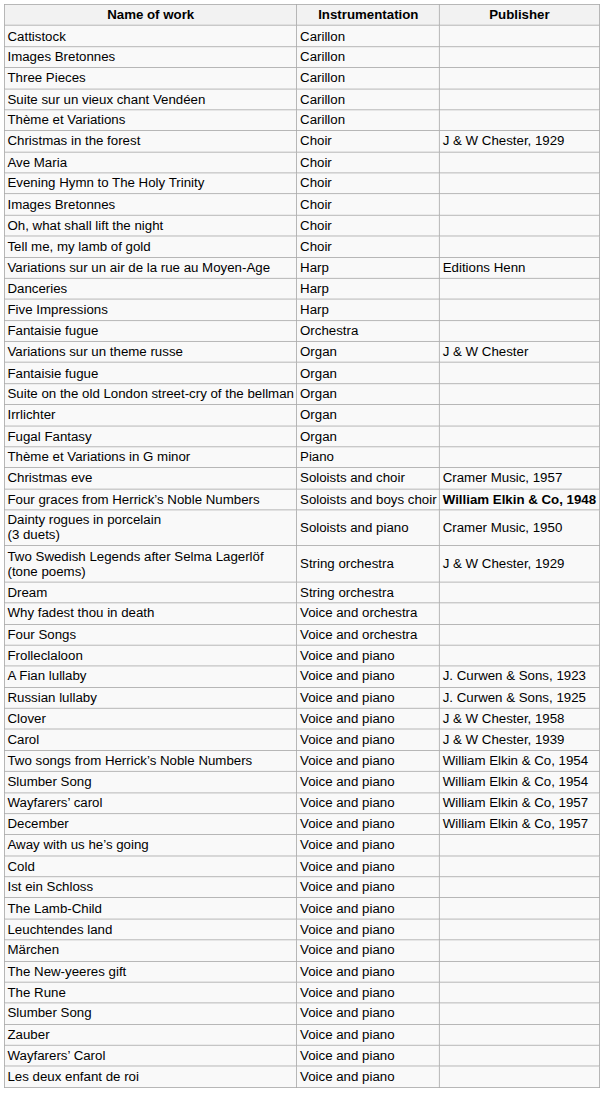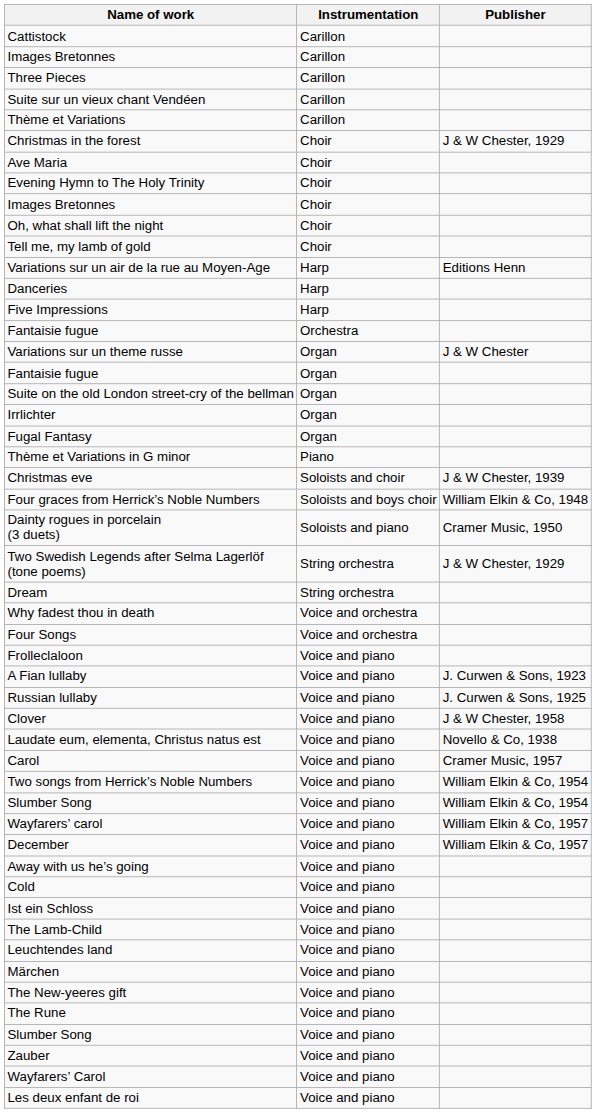(502, 478) Cramer Music, 1957 -> (504, 478) J & W Chester, 1939
(519, 499) bold -> (515, 499) normal
+ row: (134, 739)
(504, 739) J & W Chester, 1939 -> (502, 760) Cramer Music, 1957
